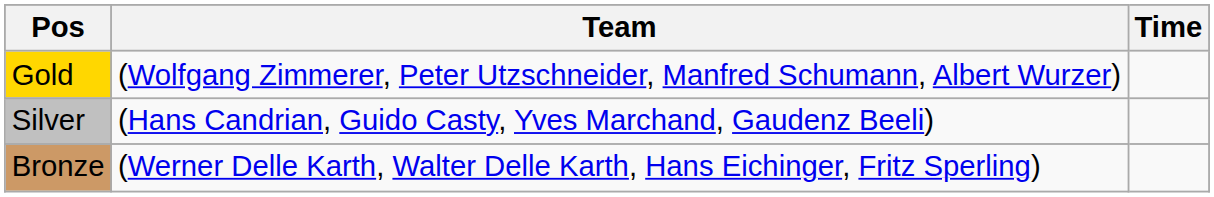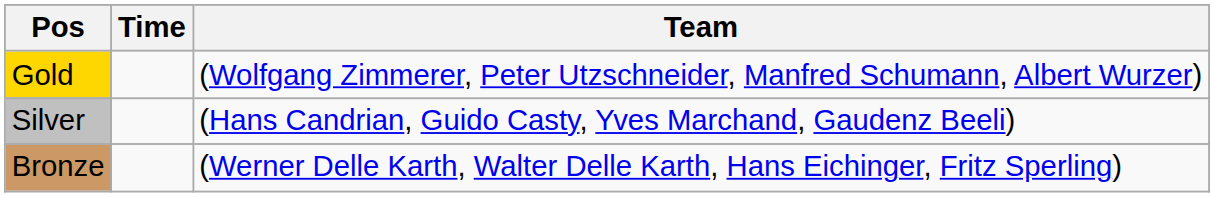columns swapped: (619, 27) <-> (1168, 27)
